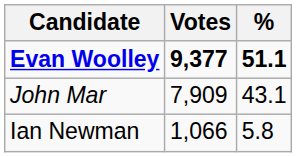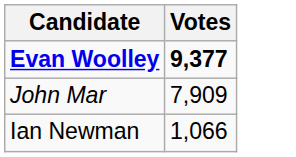- column: (264, 22)
